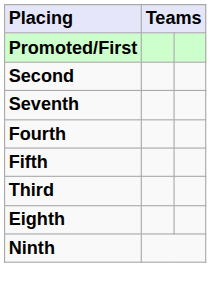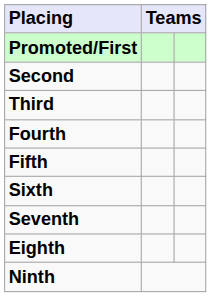rows swapped: (31, 190) <-> (44, 104)
+ row: (31, 190)
